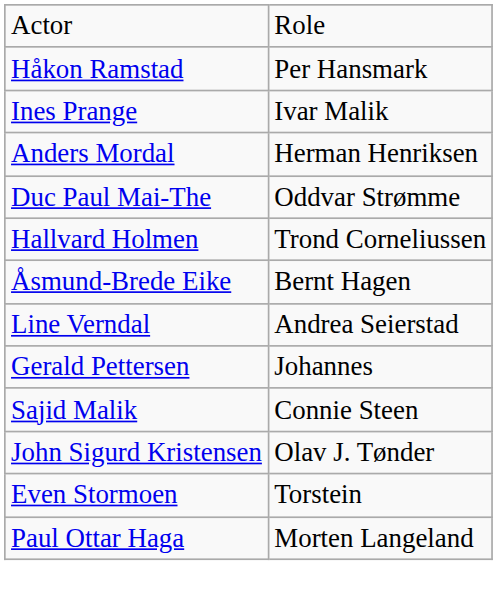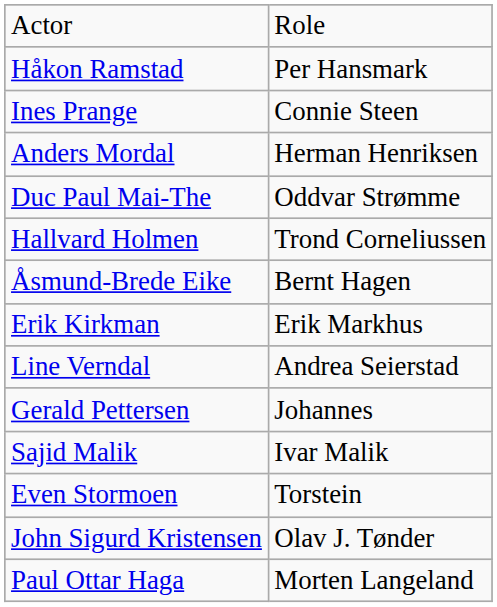(331, 111) Ivar Malik -> (346, 111) Connie Steen
+ row: (85, 324)
(346, 409) Connie Steen -> (331, 452) Ivar Malik
rows swapped: (136, 452) <-> (94, 494)
